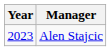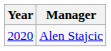(20, 35) 2023 -> (20, 35) 2020
